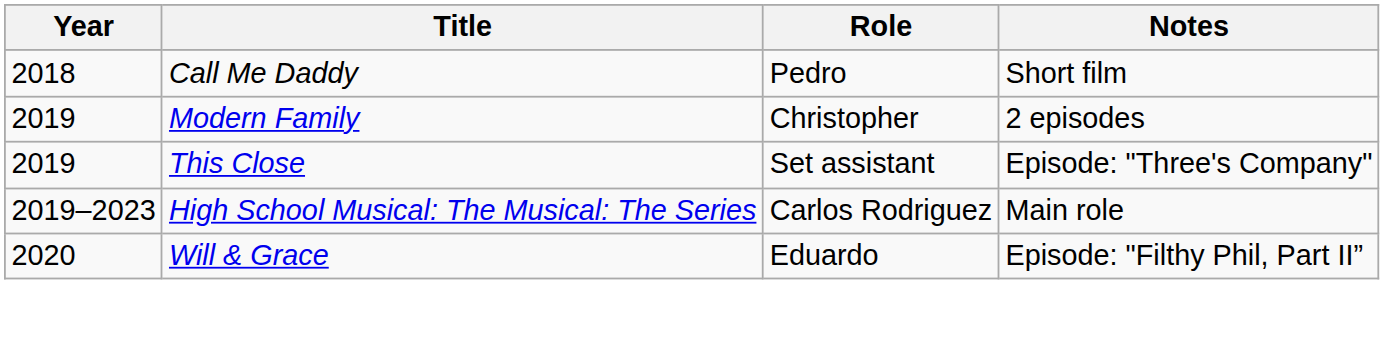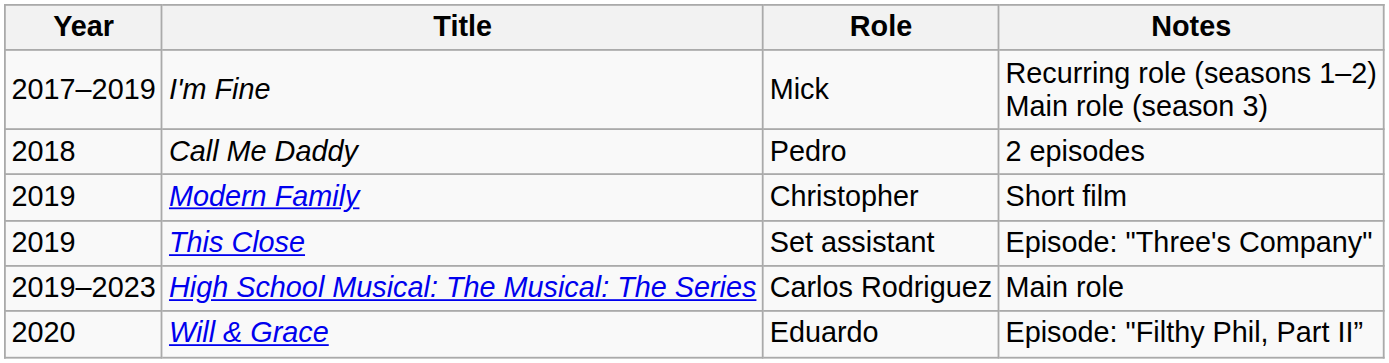+ row: (220, 89)
(1066, 73) Short film -> (1075, 151) 2 episodes
(1075, 118) 2 episodes -> (1066, 196) Short film
